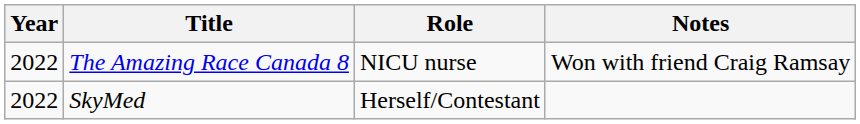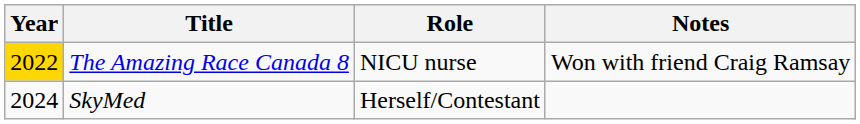(34, 61) no background -> (34, 61) gold background
(34, 99) 2022 -> (34, 99) 2024
